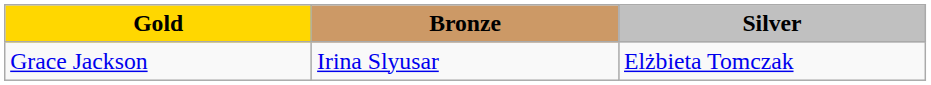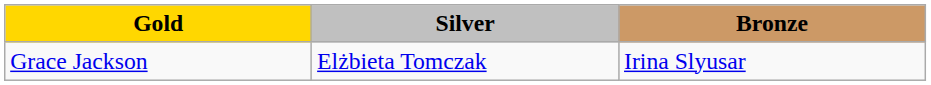columns swapped: (772, 23) <-> (465, 23)
